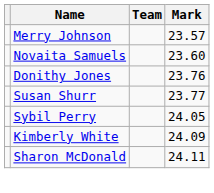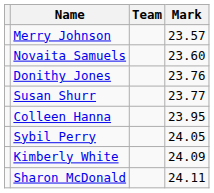+ row: (62, 116)
